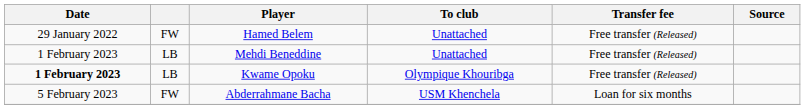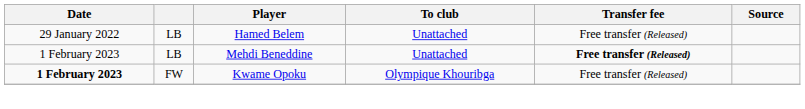(170, 34) FW -> (174, 34) LB
(643, 54) normal -> (633, 54) bold
(170, 74) LB -> (174, 74) FW
- row: (278, 94)
